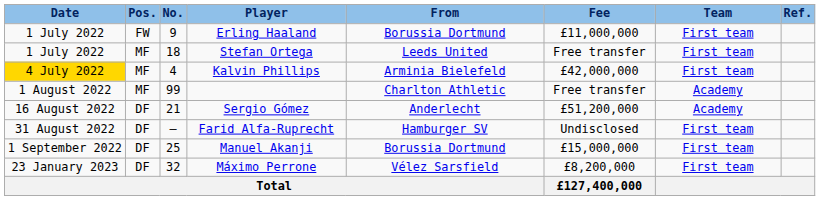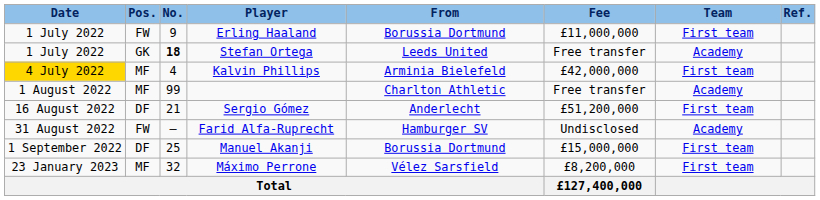(142, 53) MF -> (142, 53) GK
(173, 53) normal -> (173, 53) bold
(718, 53) First team -> (718, 53) Academy
(718, 110) Academy -> (718, 110) First team
(142, 129) DF -> (142, 129) FW
(718, 129) First team -> (718, 129) Academy
(142, 168) DF -> (142, 168) MF
